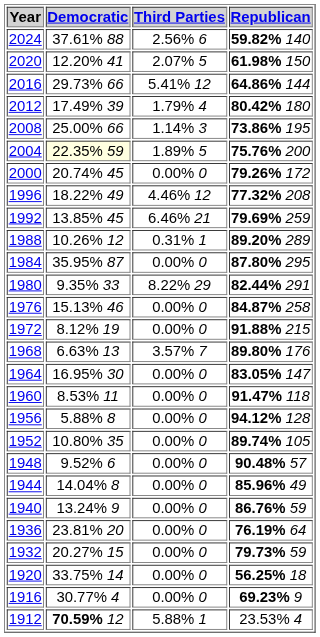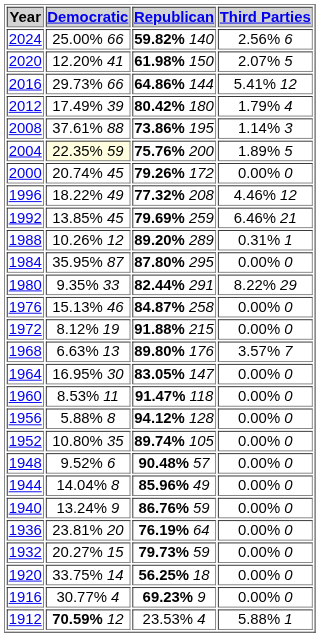columns swapped: (271, 17) <-> (179, 17)
(88, 39) 37.61% 88 -> (88, 39) 25.00% 66
(88, 128) 25.00% 66 -> (88, 128) 37.61% 88
